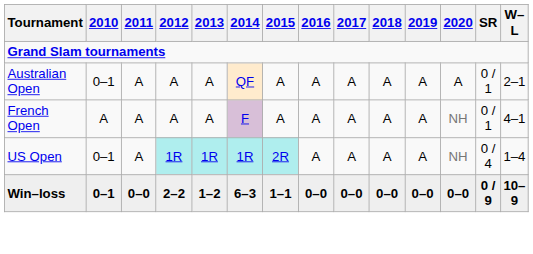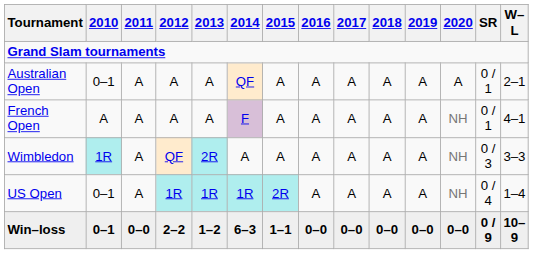+ row: (41, 156)
